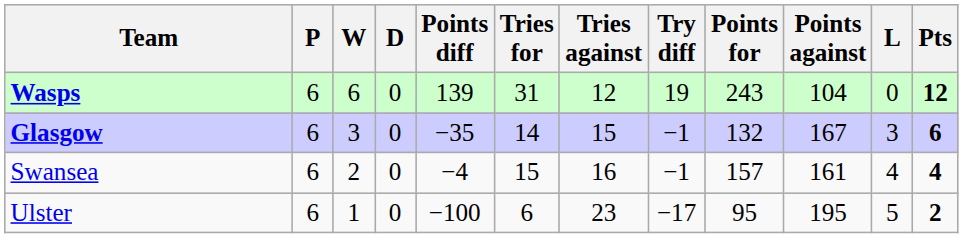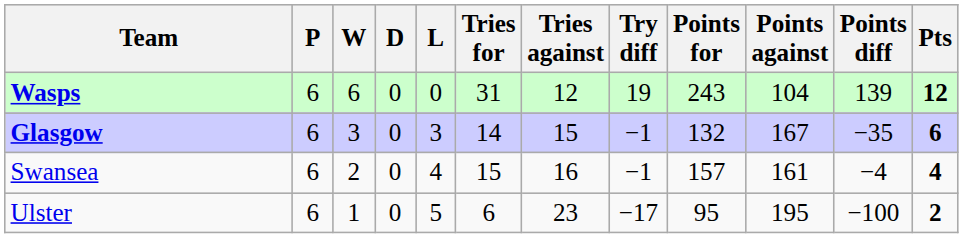columns swapped: (892, 38) <-> (455, 38)
